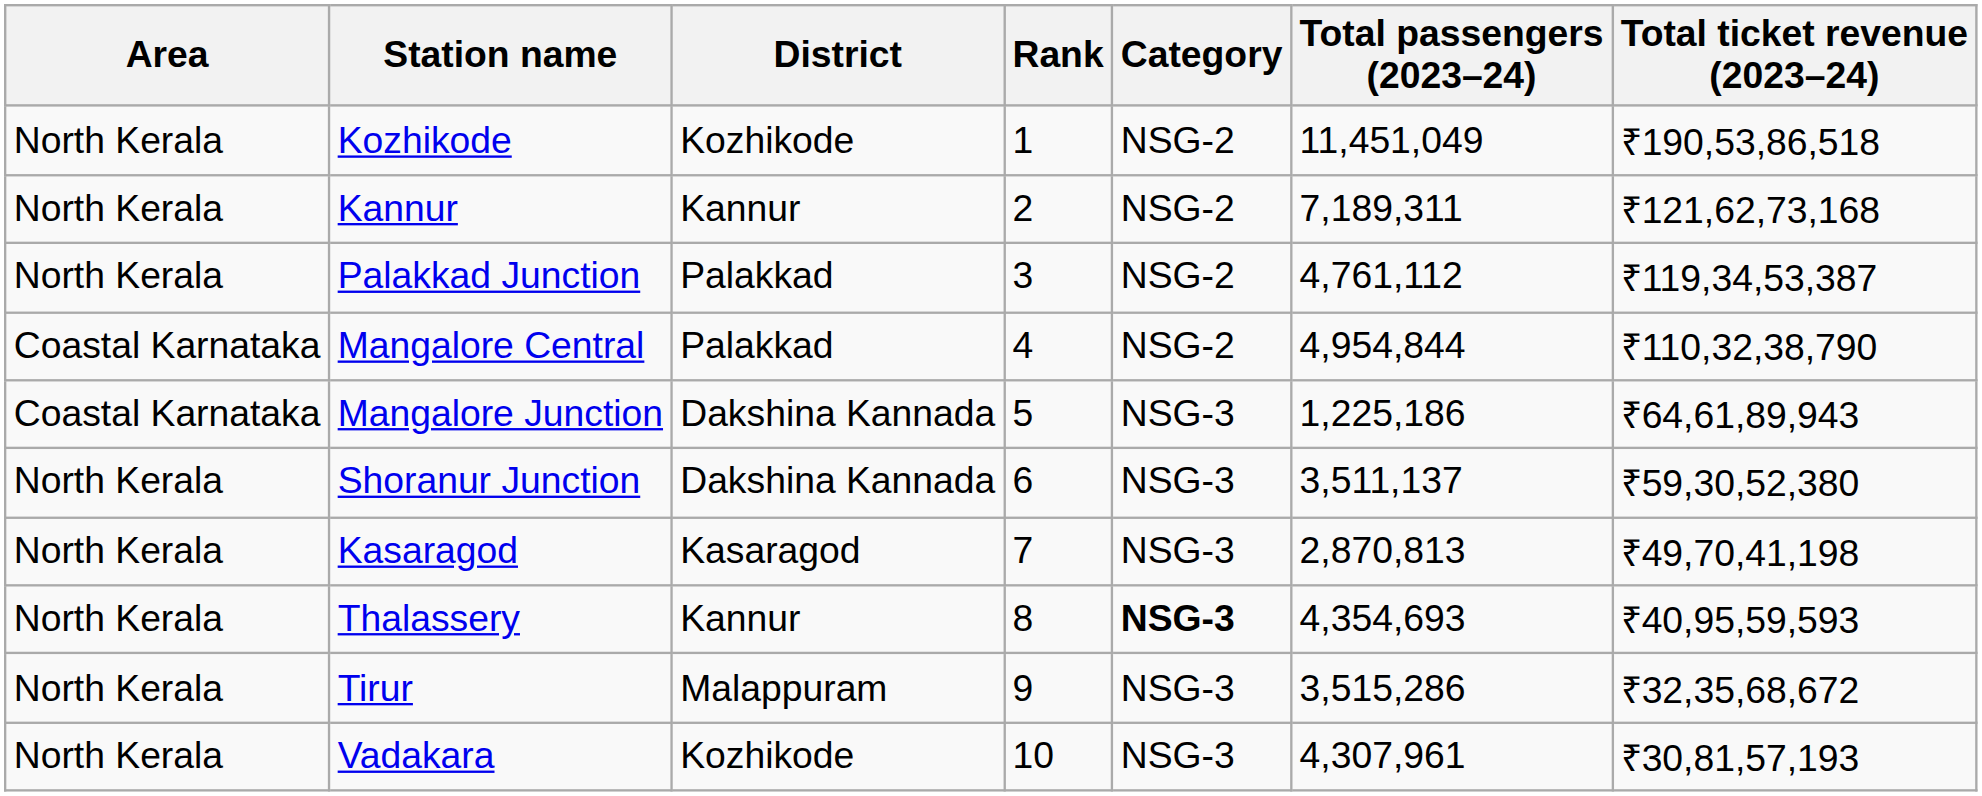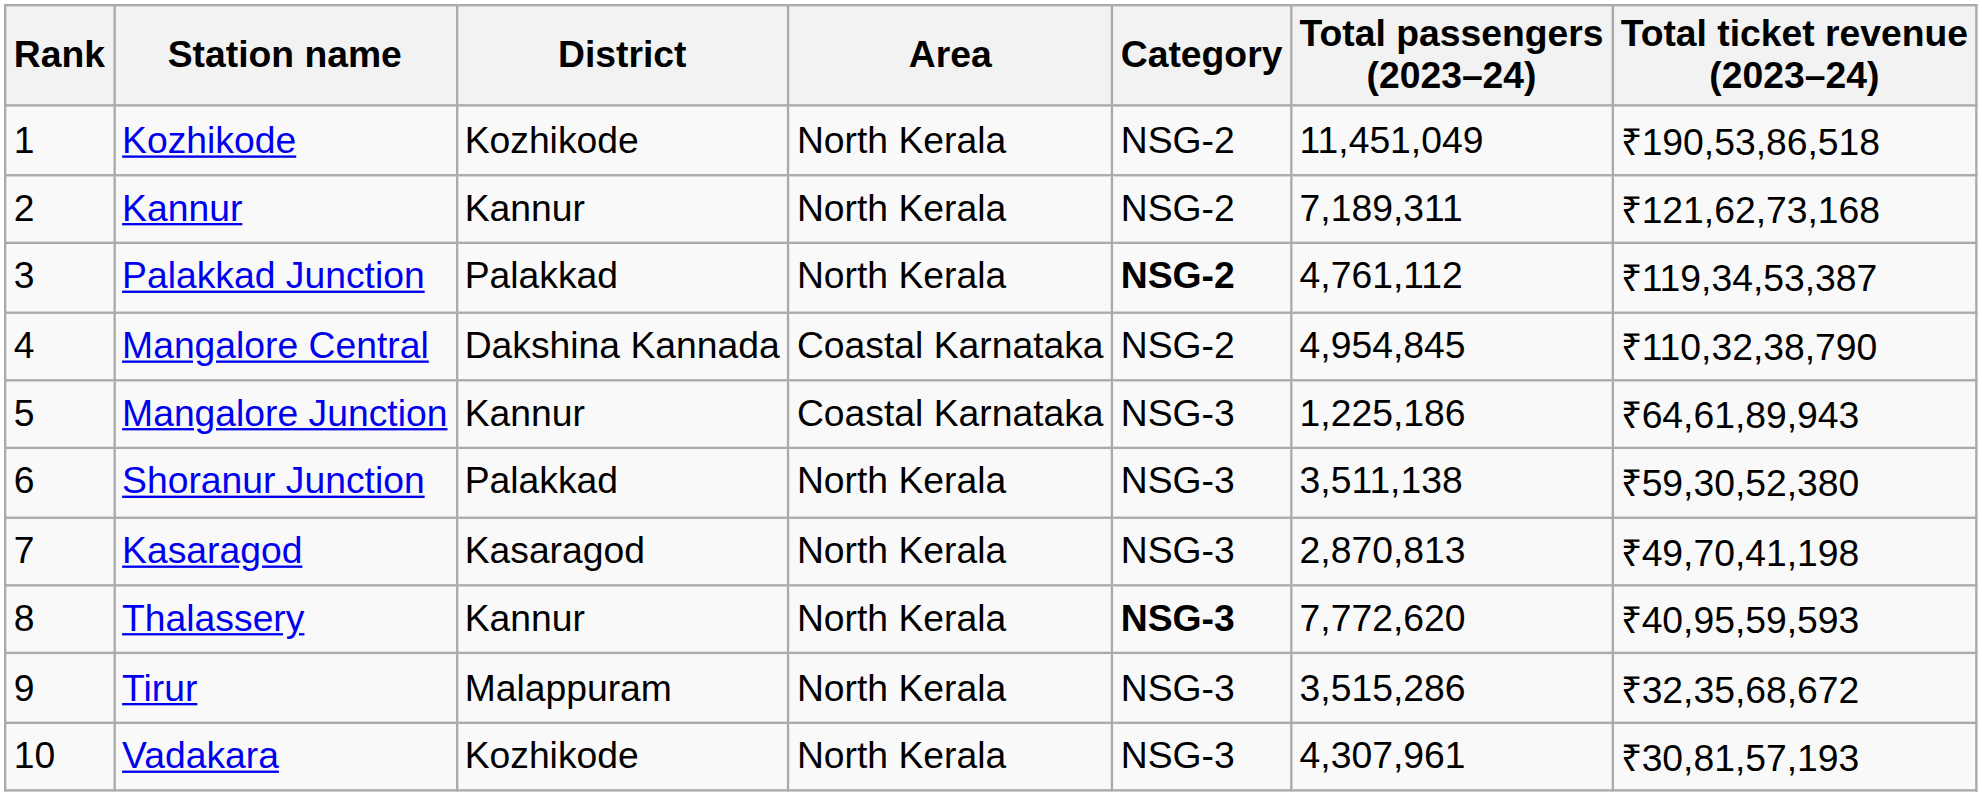columns swapped: (1058, 55) <-> (167, 55)
(1178, 276) normal -> (1178, 276) bold
(757, 345) Palakkad -> (622, 345) Dakshina Kannada
(1383, 345) 4,954,844 -> (1383, 345) 4,954,845
(838, 413) Dakshina Kannada -> (525, 413) Kannur
(838, 482) Dakshina Kannada -> (541, 482) Palakkad
(1381, 482) 3,511,137 -> (1381, 482) 3,511,138
(1383, 618) 4,354,693 -> (1383, 618) 7,772,620
